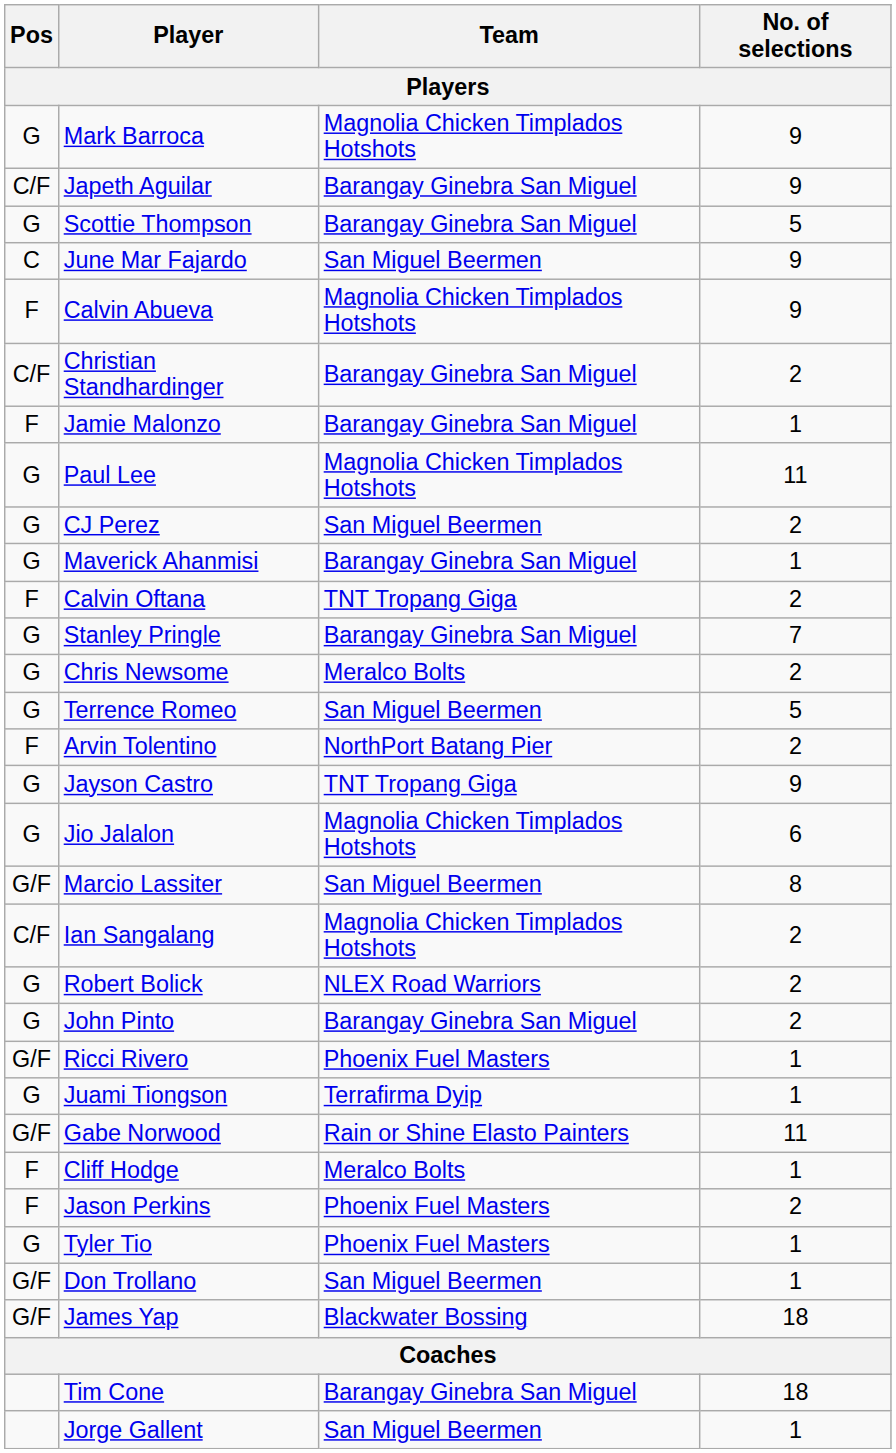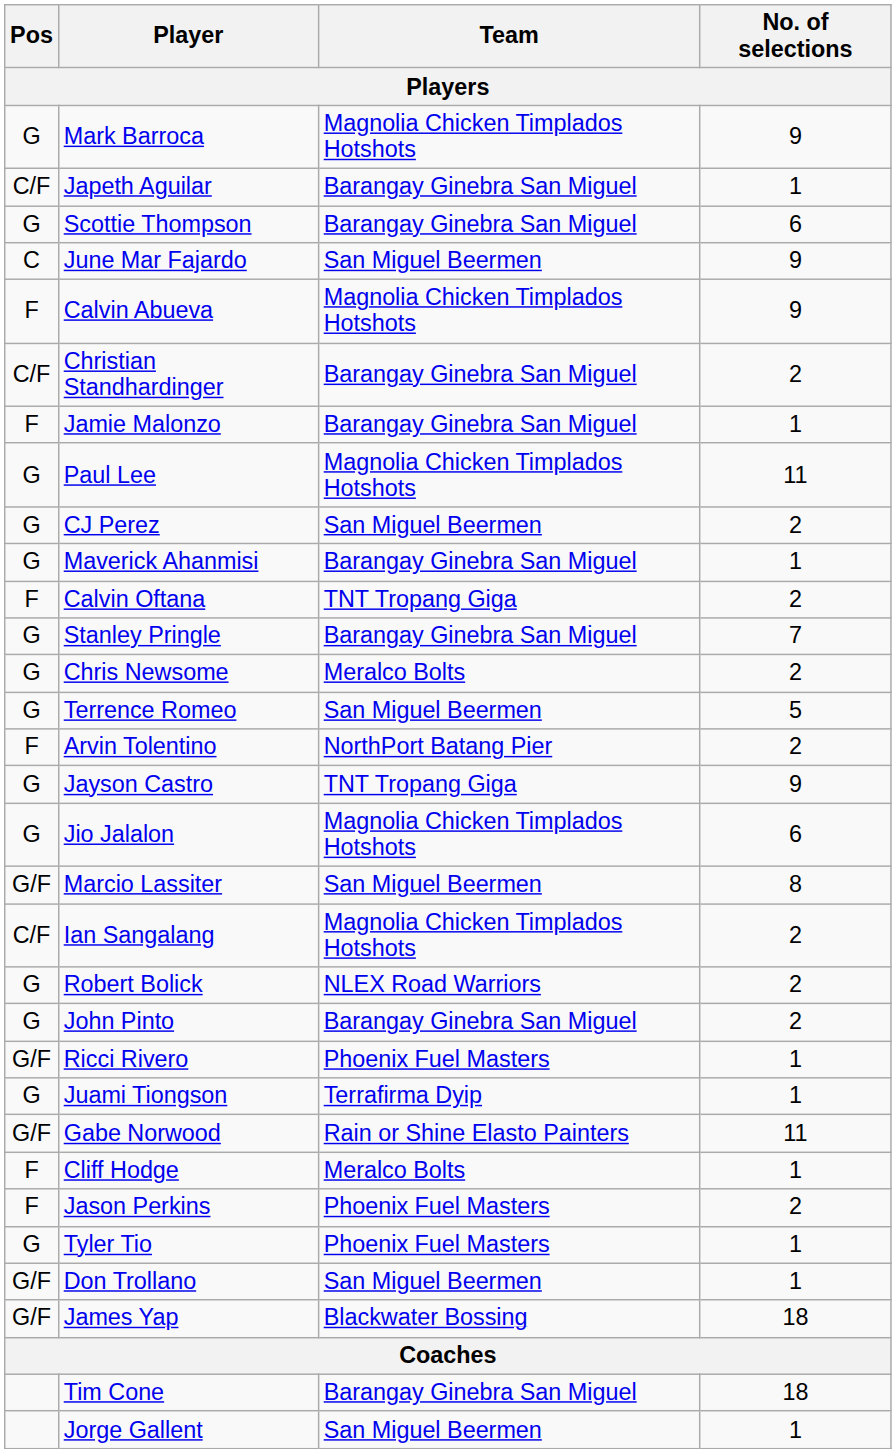(795, 186) 9 -> (795, 186) 1
(795, 223) 5 -> (795, 223) 6
